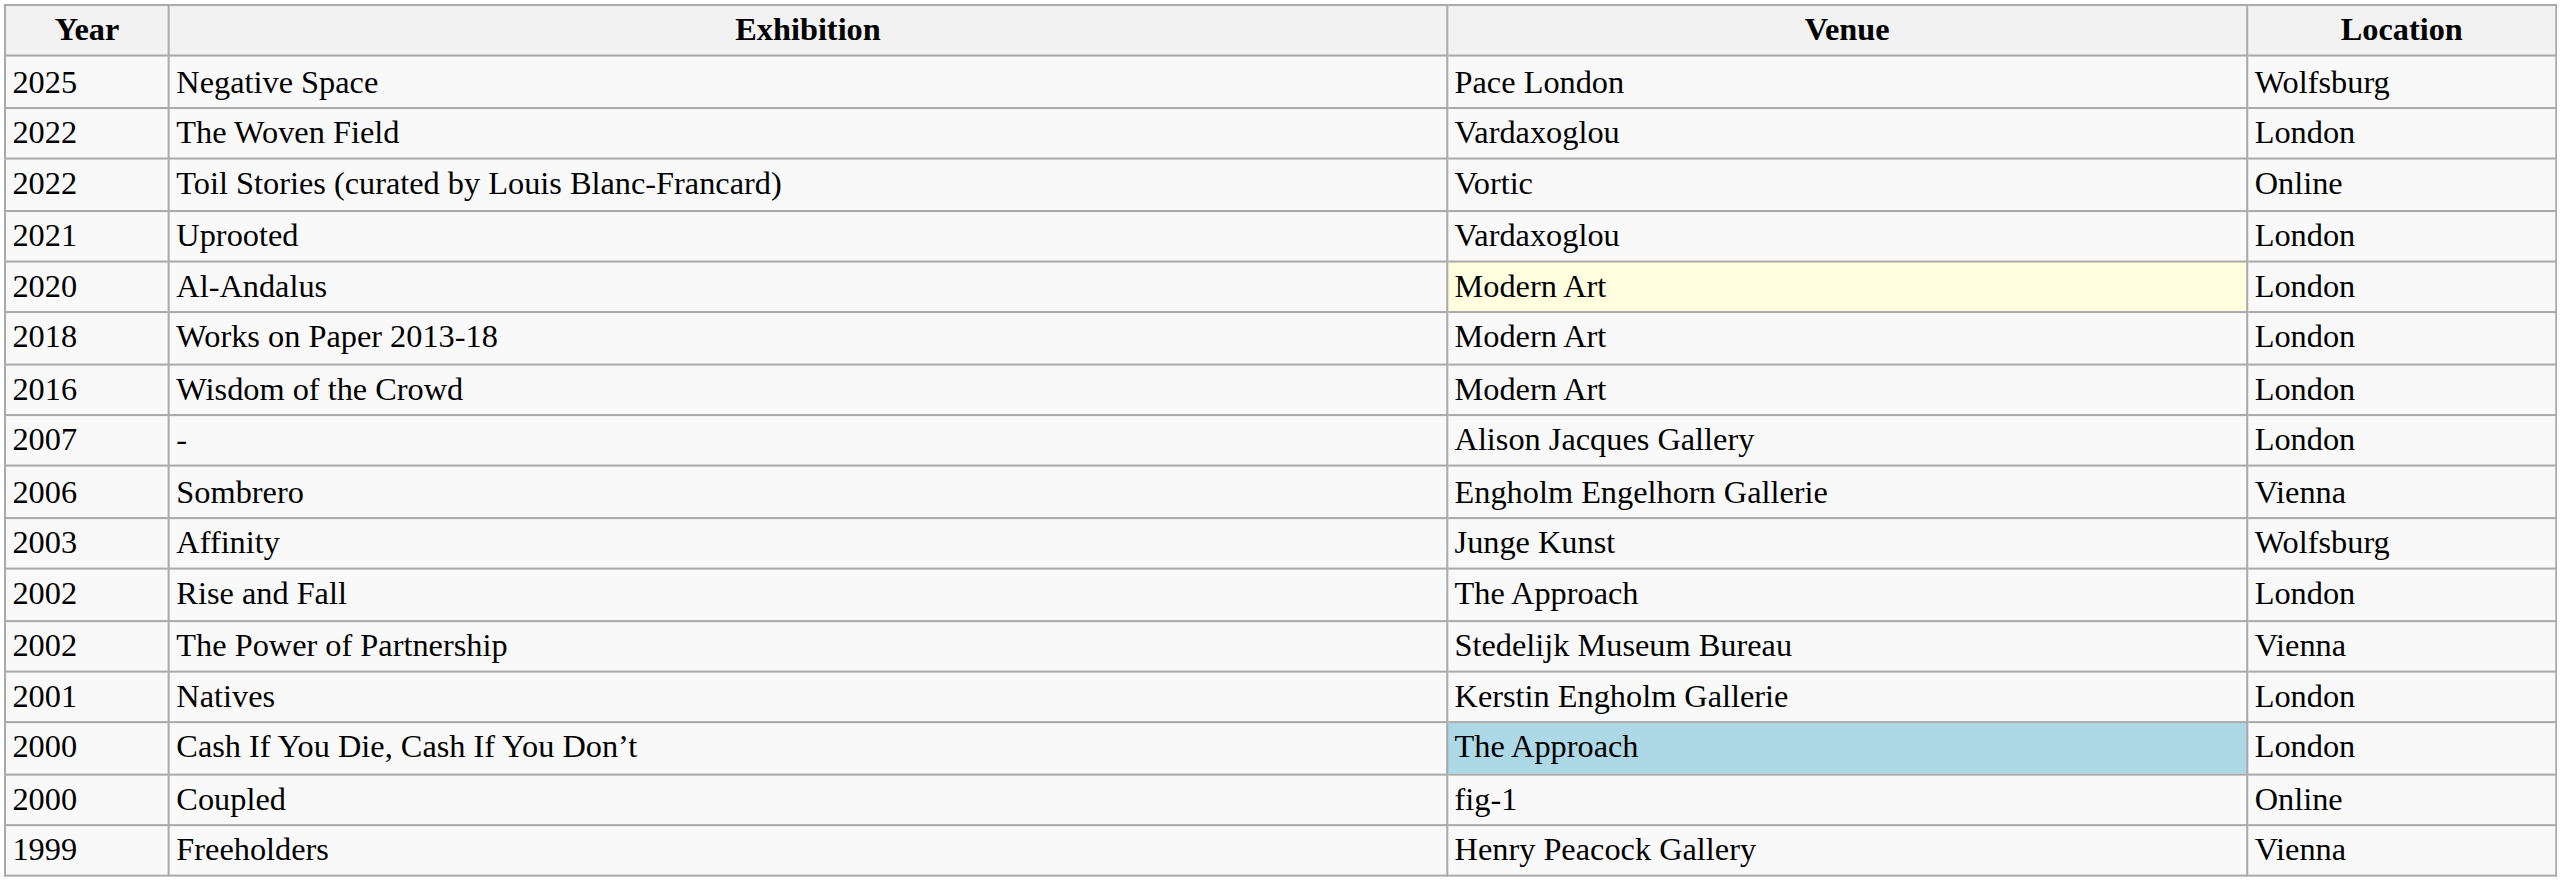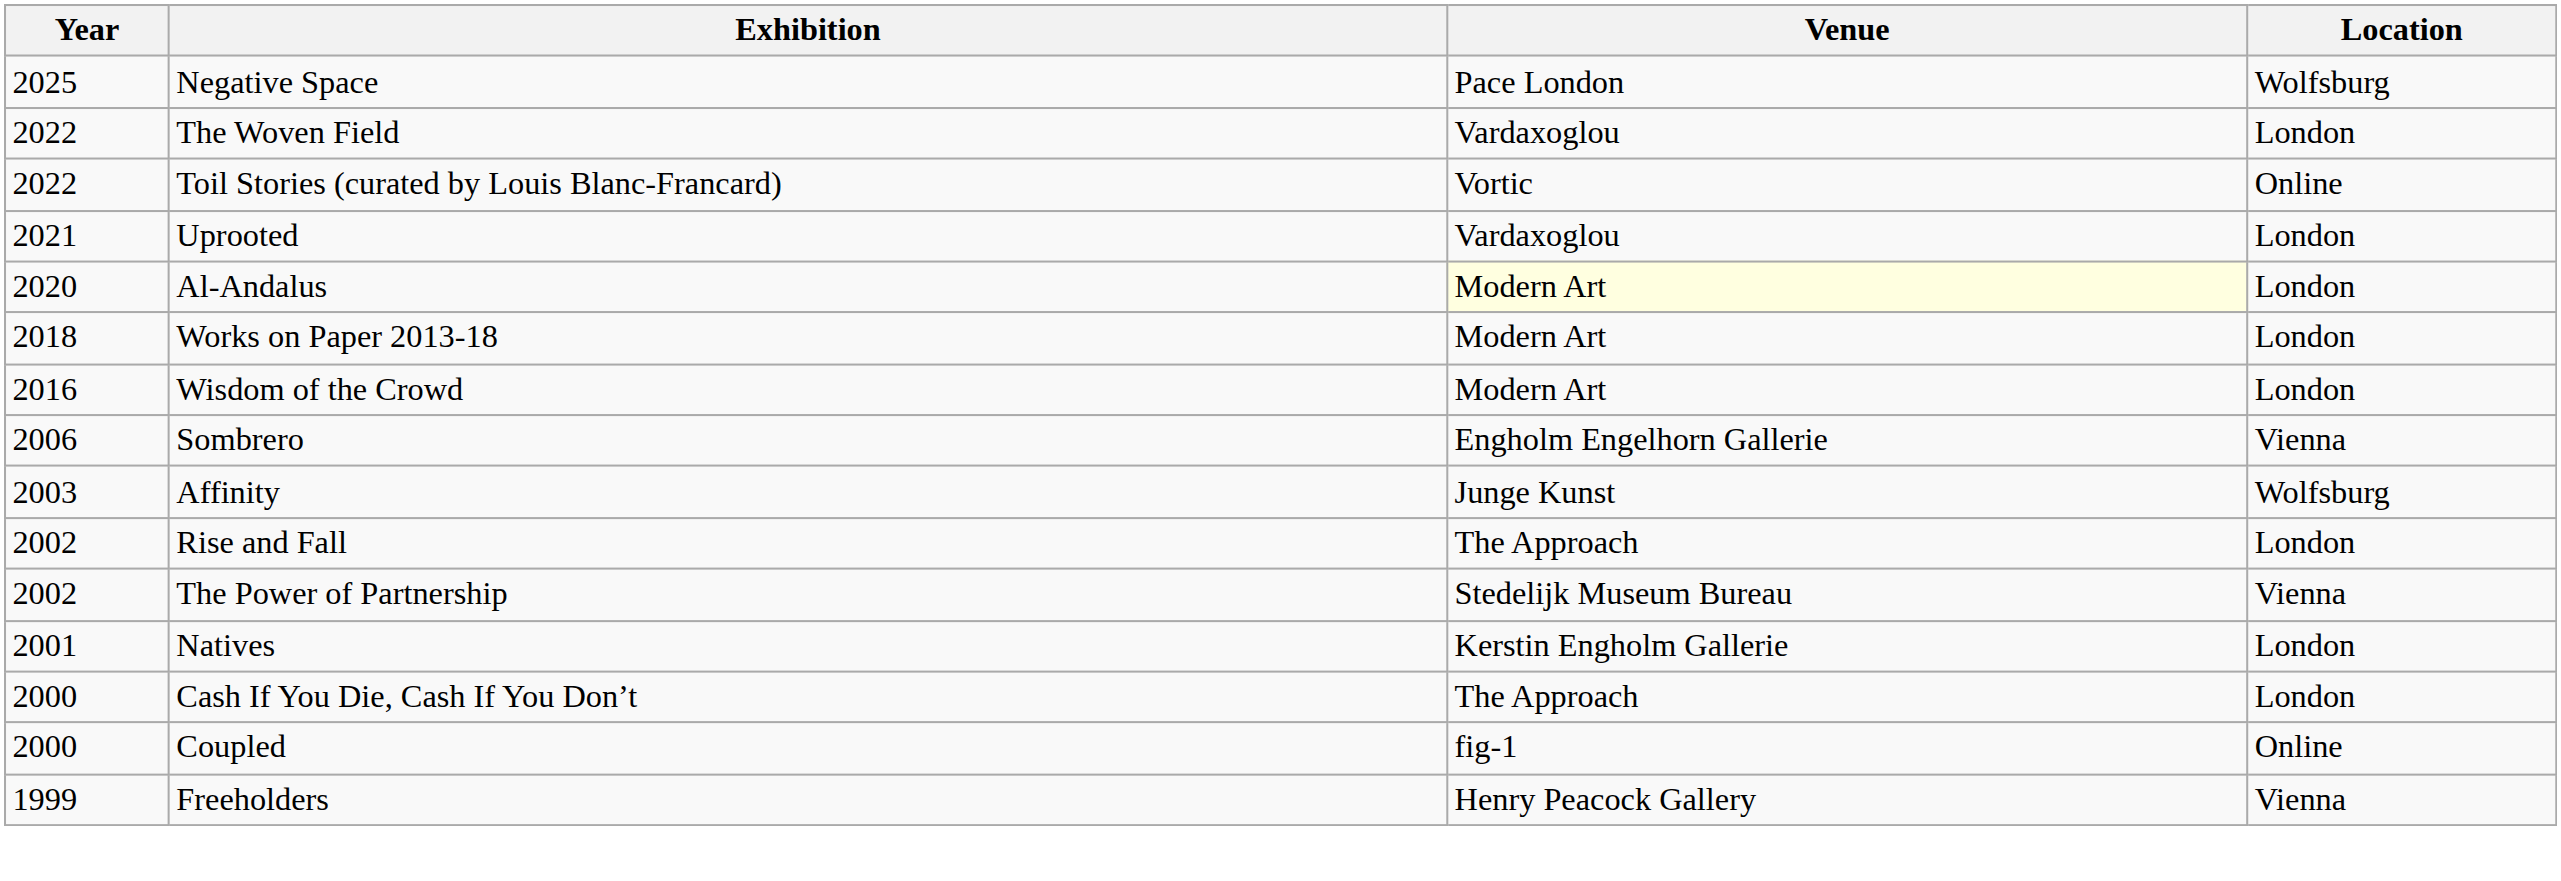- row: (182, 440)
(1547, 747) lightblue background -> (1547, 696) no background
